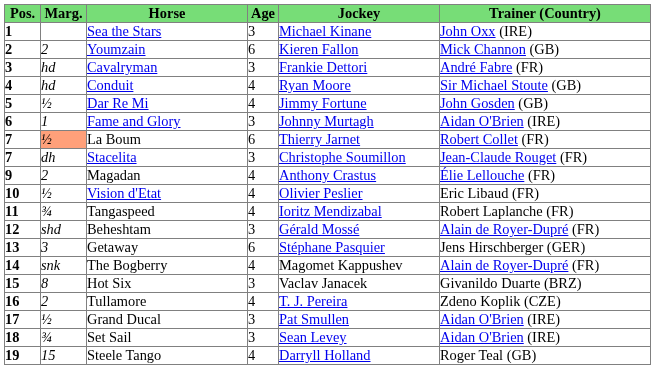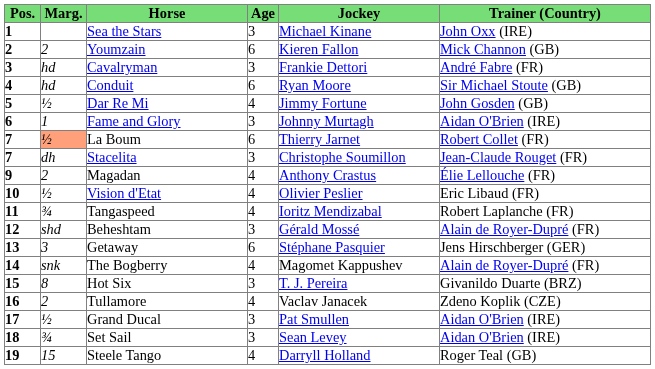(252, 85) 4 -> (252, 85) 6
(323, 283) Vaclav Janacek -> (313, 283) T. J. Pereira
(313, 301) T. J. Pereira -> (323, 301) Vaclav Janacek
